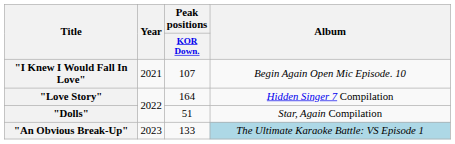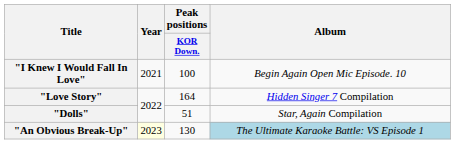(187, 73) 107 -> (187, 73) 100
(151, 130) no background -> (151, 130) lightyellow background
(187, 130) 133 -> (187, 130) 130
